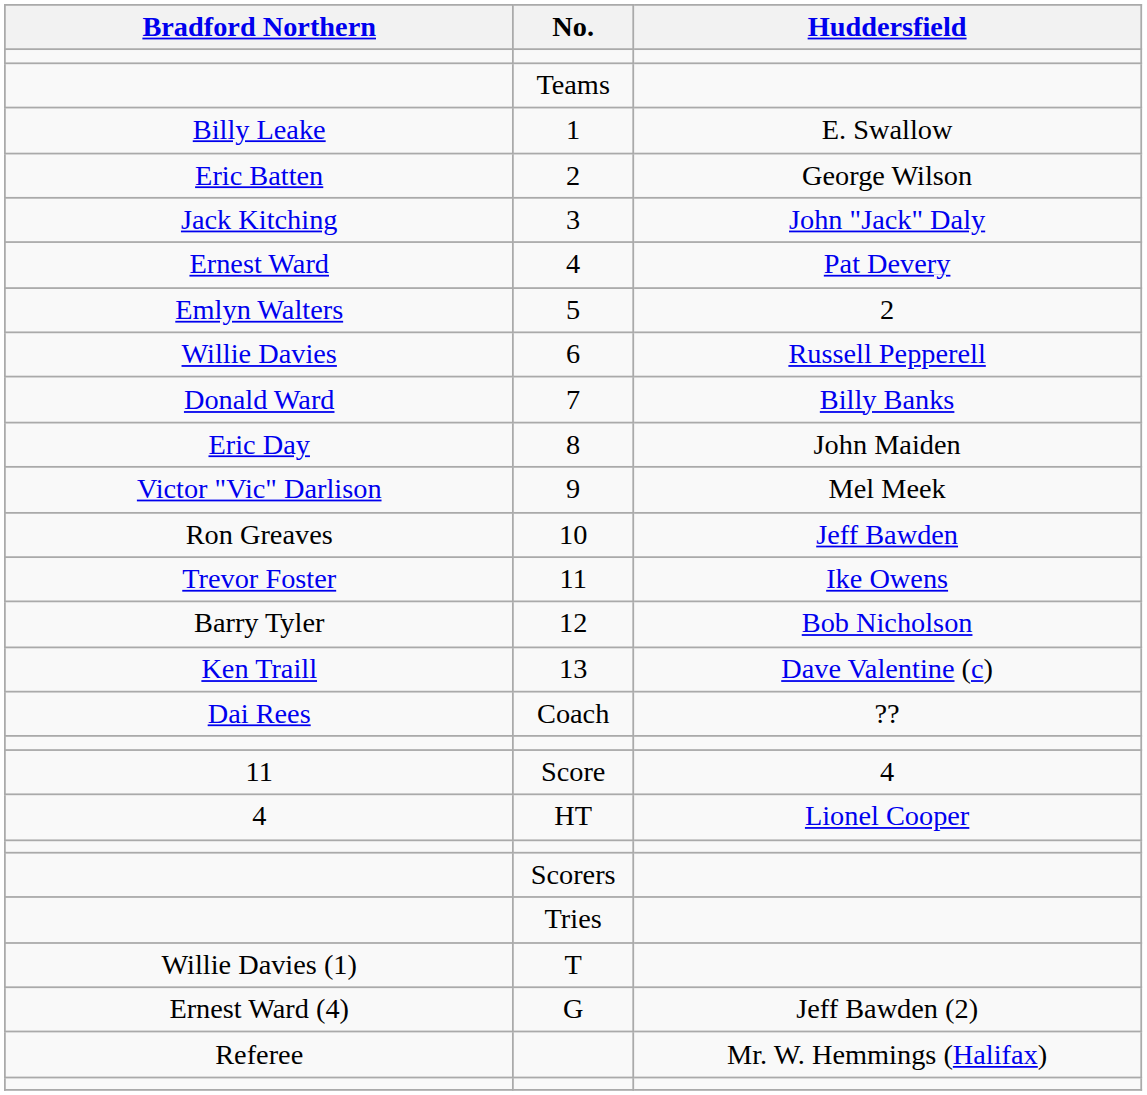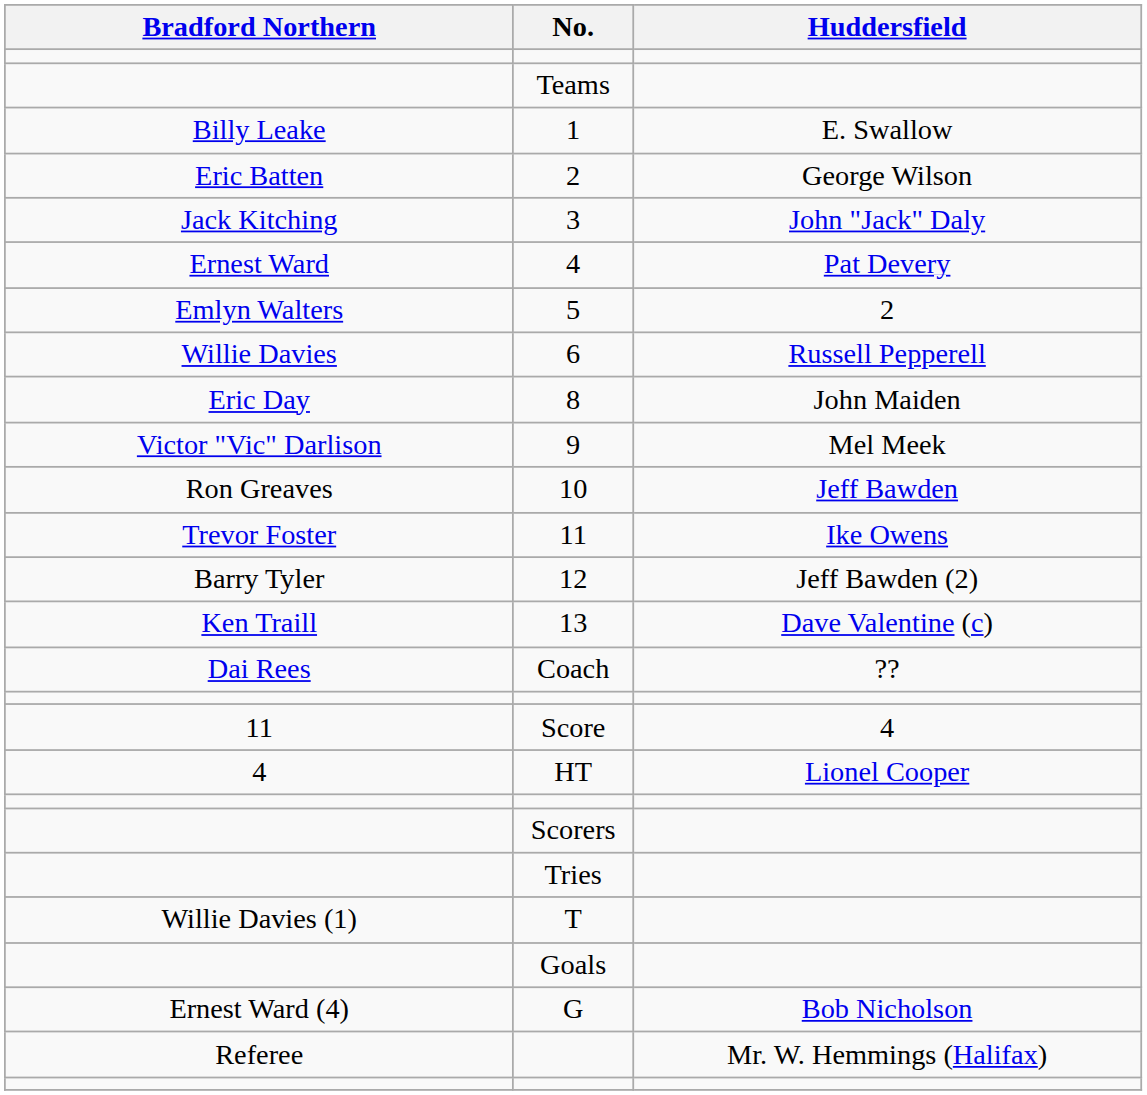- row: (259, 399)
(887, 623) Bob Nicholson -> (887, 578) Jeff Bawden (2)
+ row: (259, 965)
(887, 1009) Jeff Bawden (2) -> (887, 1009) Bob Nicholson
